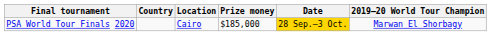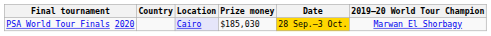(189, 24) no background -> (189, 24) lavender background
(240, 24) $185,000 -> (240, 24) $185,030
